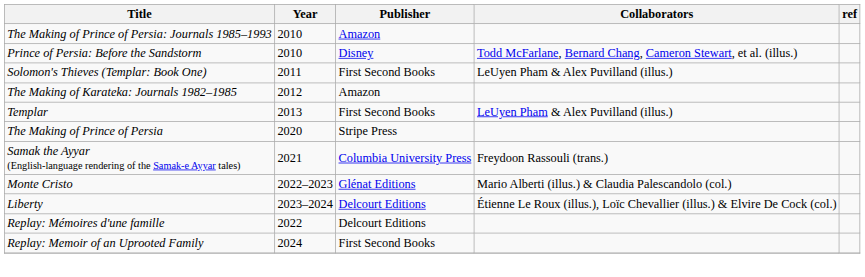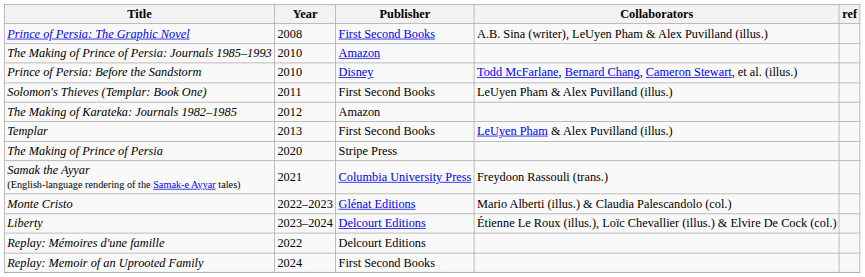+ row: (98, 33)
